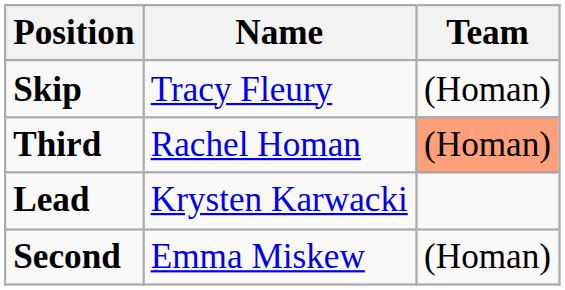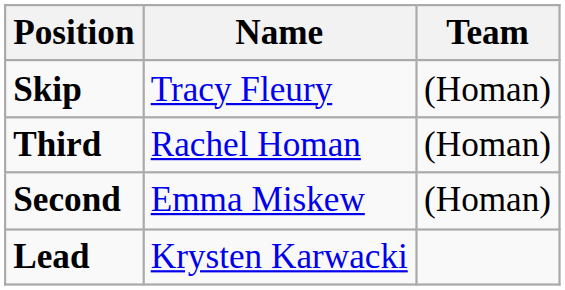(488, 144) lightsalmon background -> (488, 144) no background
rows swapped: (67, 255) <-> (51, 199)
